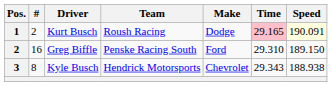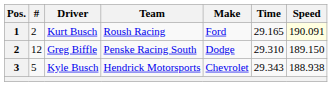(220, 31) Dodge -> (216, 31) Ford
(269, 31) pink background -> (269, 31) no background
(37, 49) 16 -> (37, 49) 12
(216, 49) Ford -> (220, 49) Dodge
(34, 67) 8 -> (34, 67) 5
